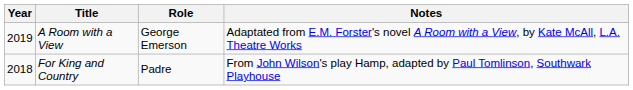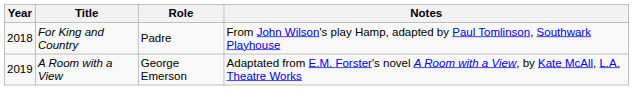rows swapped: (71, 69) <-> (75, 38)
